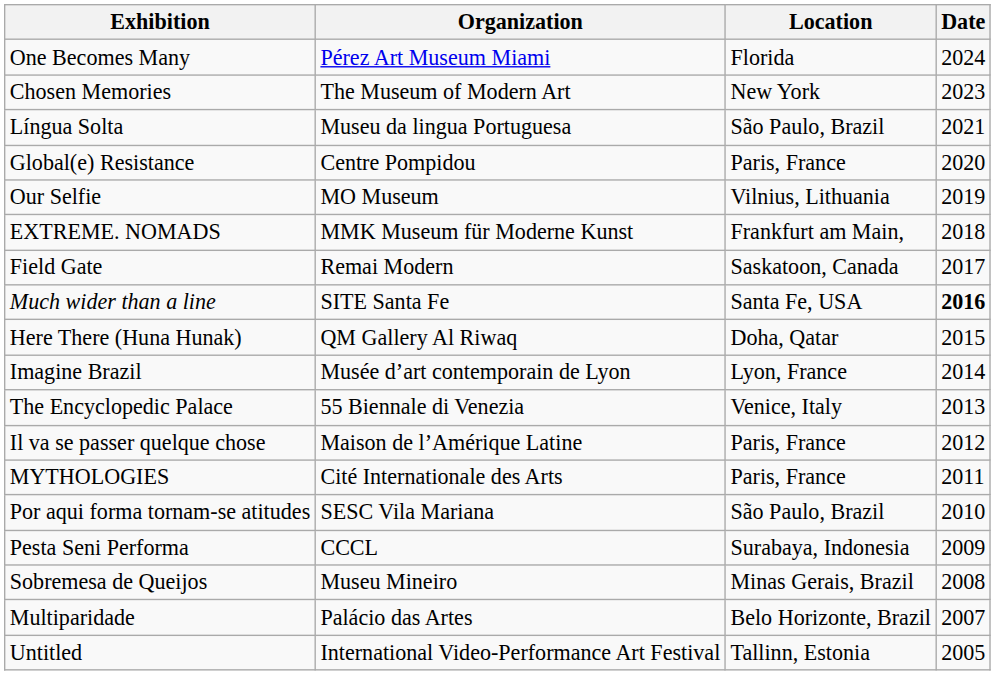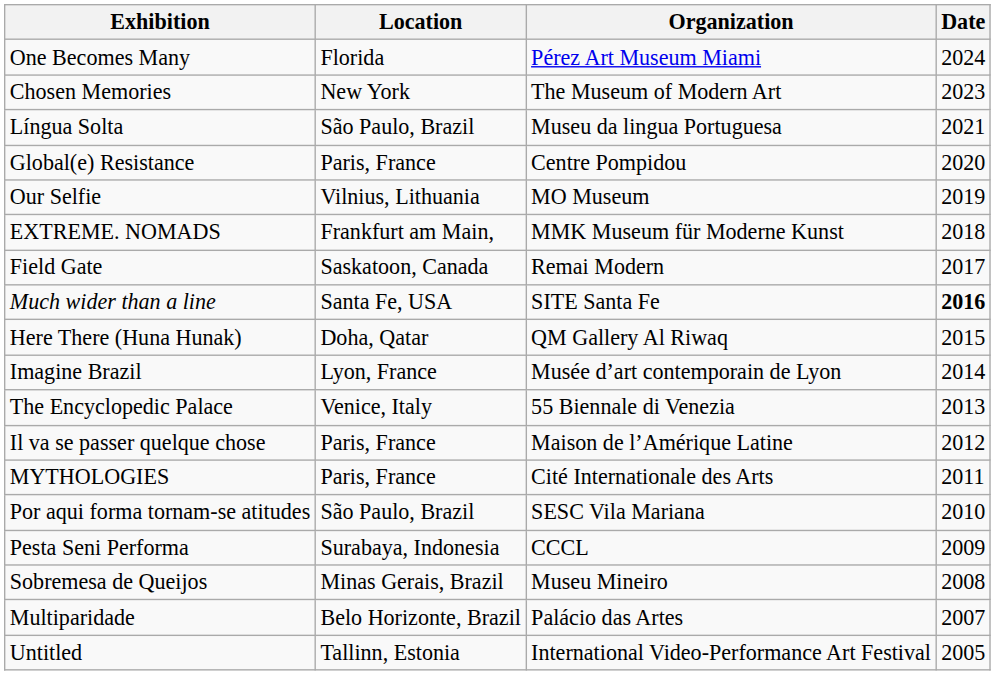columns swapped: (520, 22) <-> (831, 22)
